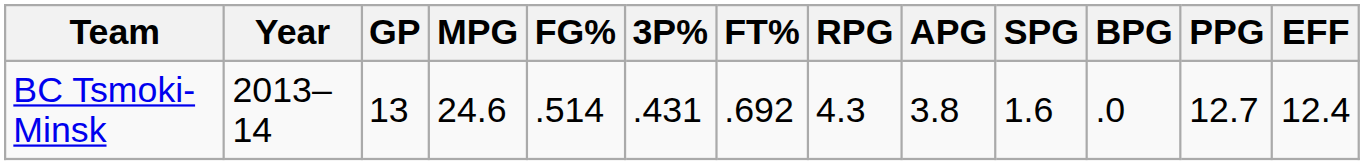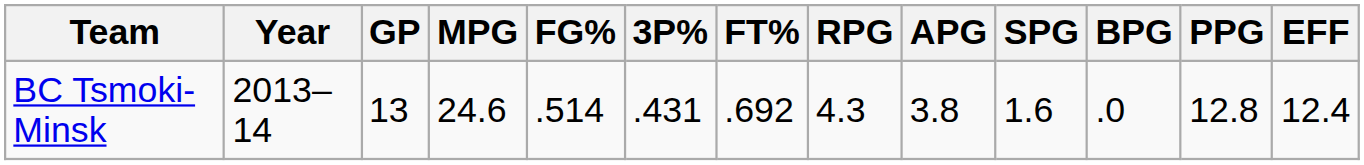(1224, 109) 12.7 -> (1224, 109) 12.8
